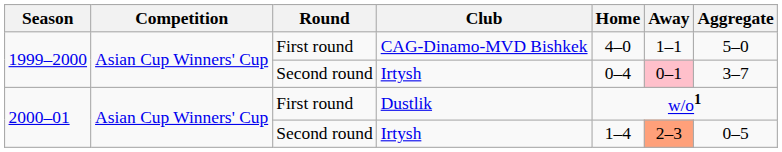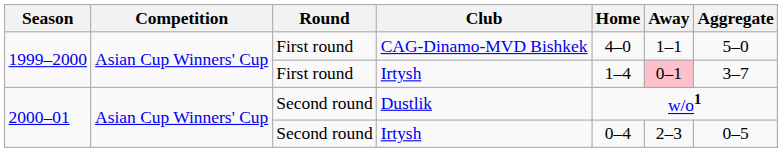(324, 73) Second round -> (315, 73) First round
(618, 73) 0–4 -> (618, 73) 1–4
(315, 103) First round -> (324, 103) Second round
(618, 133) 1–4 -> (618, 133) 0–4
(669, 133) lightsalmon background -> (669, 133) no background
